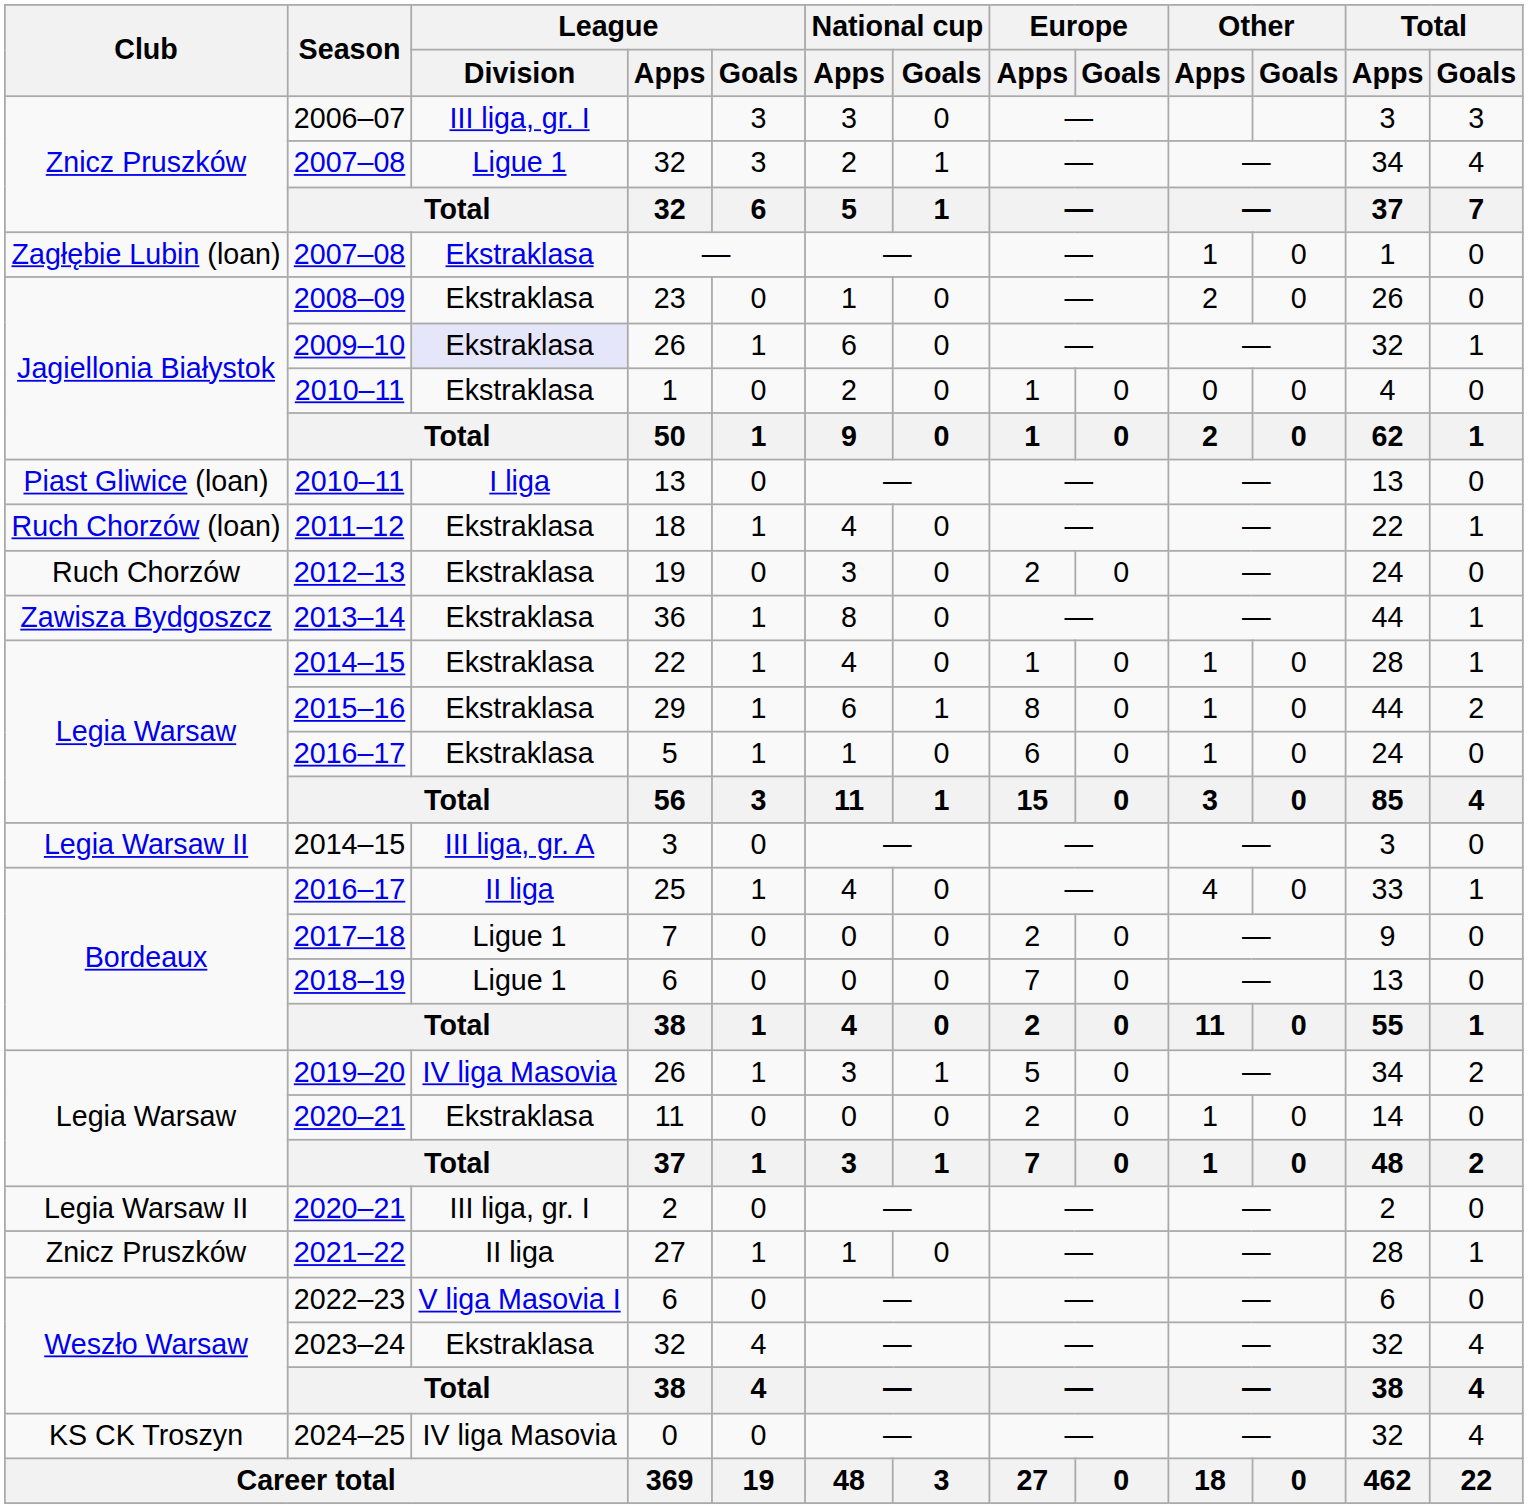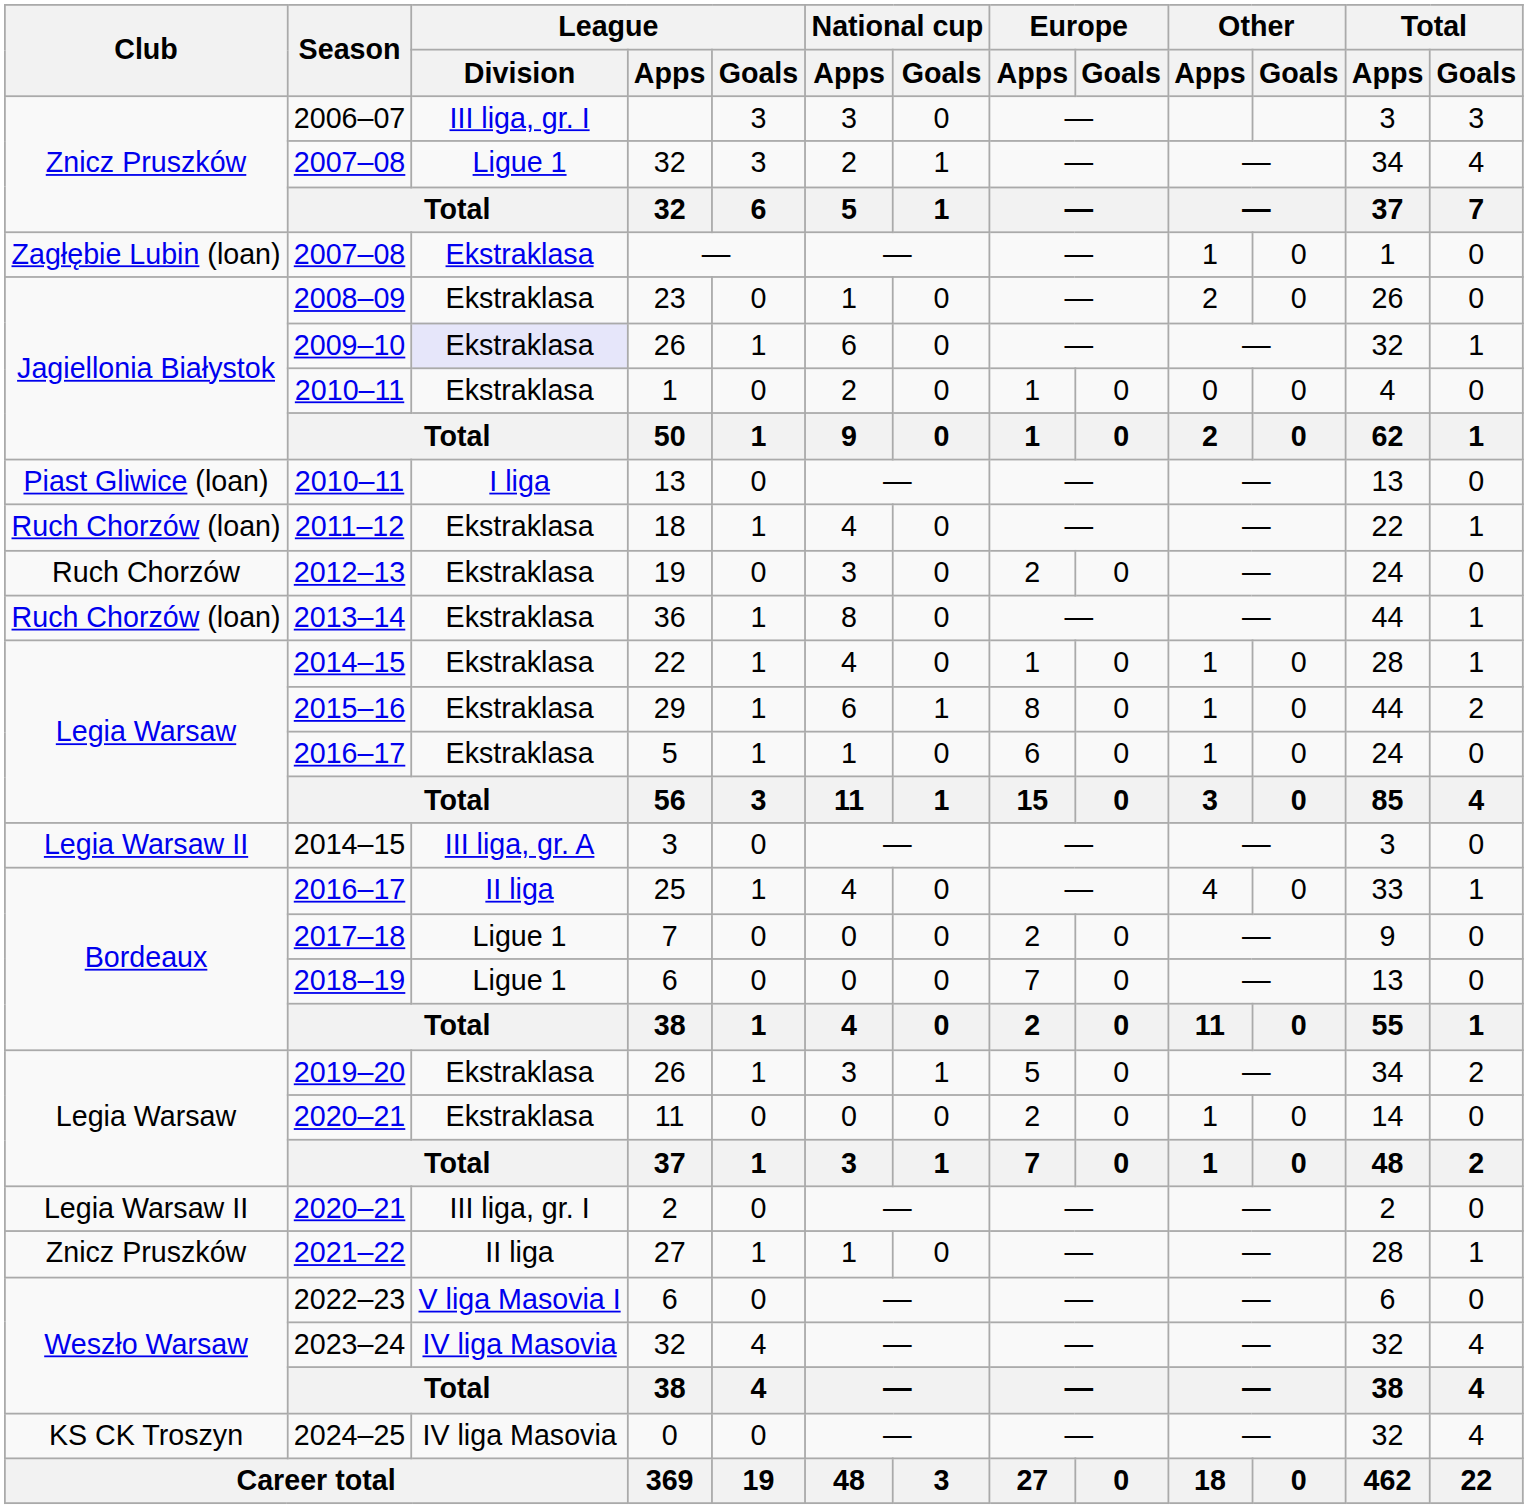(146, 617) Zawisza Bydgoszcz -> (146, 617) Ruch Chorzów (loan)
(520, 1071) IV liga Masovia -> (520, 1071) Ekstraklasa
(520, 1344) Ekstraklasa -> (520, 1344) IV liga Masovia
